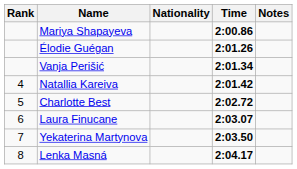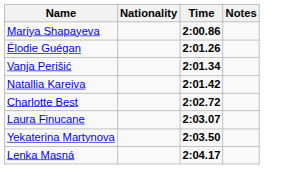- column: (21, 13)
